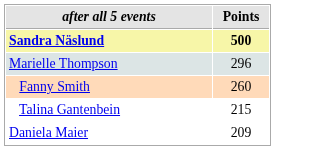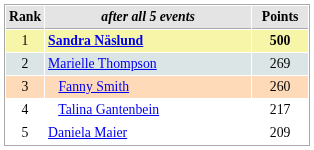+ column: (25, 16)
(241, 64) 296 -> (280, 64) 269
(241, 110) 215 -> (280, 110) 217
